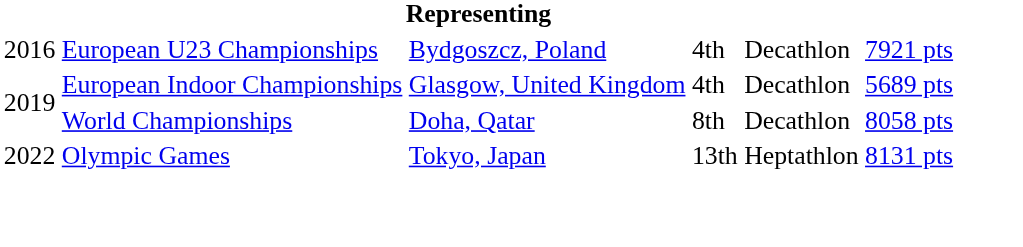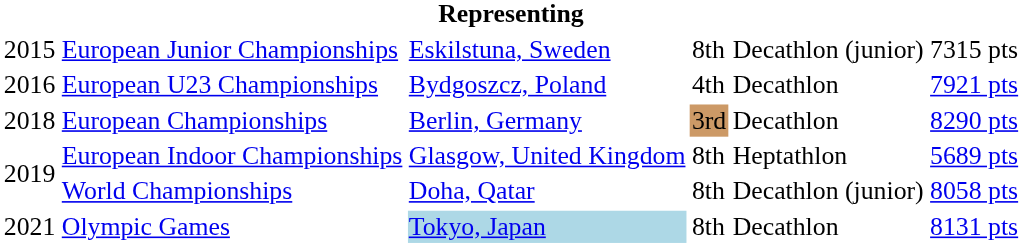+ row: (230, 49)
+ row: (195, 120)
(708, 84) 4th -> (708, 155) 8th
(797, 84) Decathlon -> (790, 155) Heptathlon
(797, 120) Decathlon -> (828, 191) Decathlon (junior)
(30, 155) 2022 -> (30, 226) 2021
(477, 155) no background -> (477, 226) lightblue background
(715, 155) 13th -> (708, 226) 8th
(801, 155) Heptathlon -> (786, 226) Decathlon
